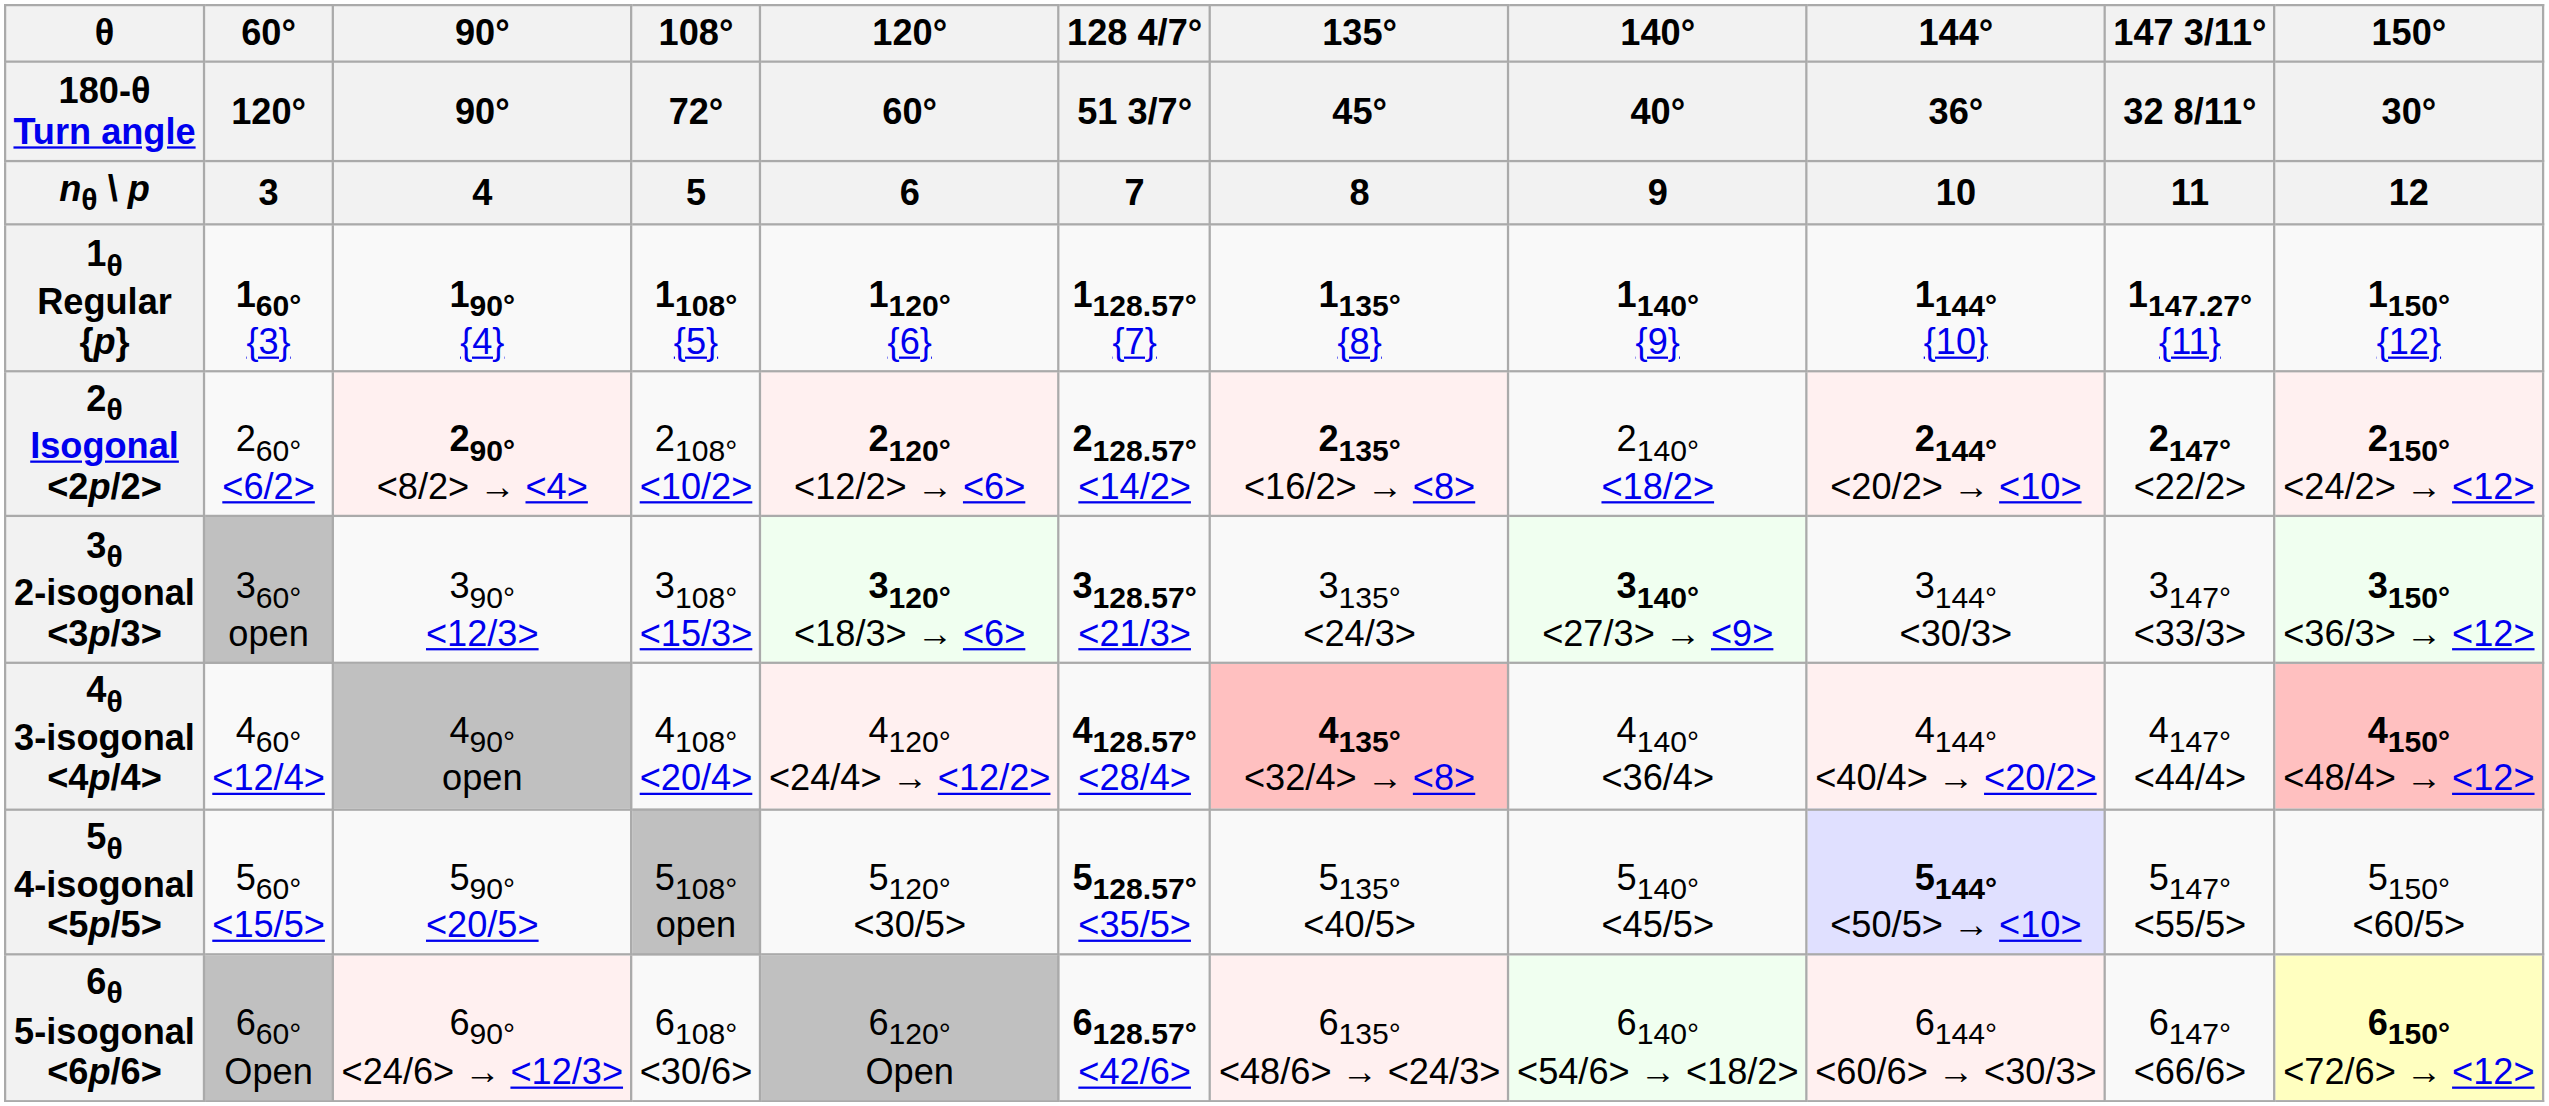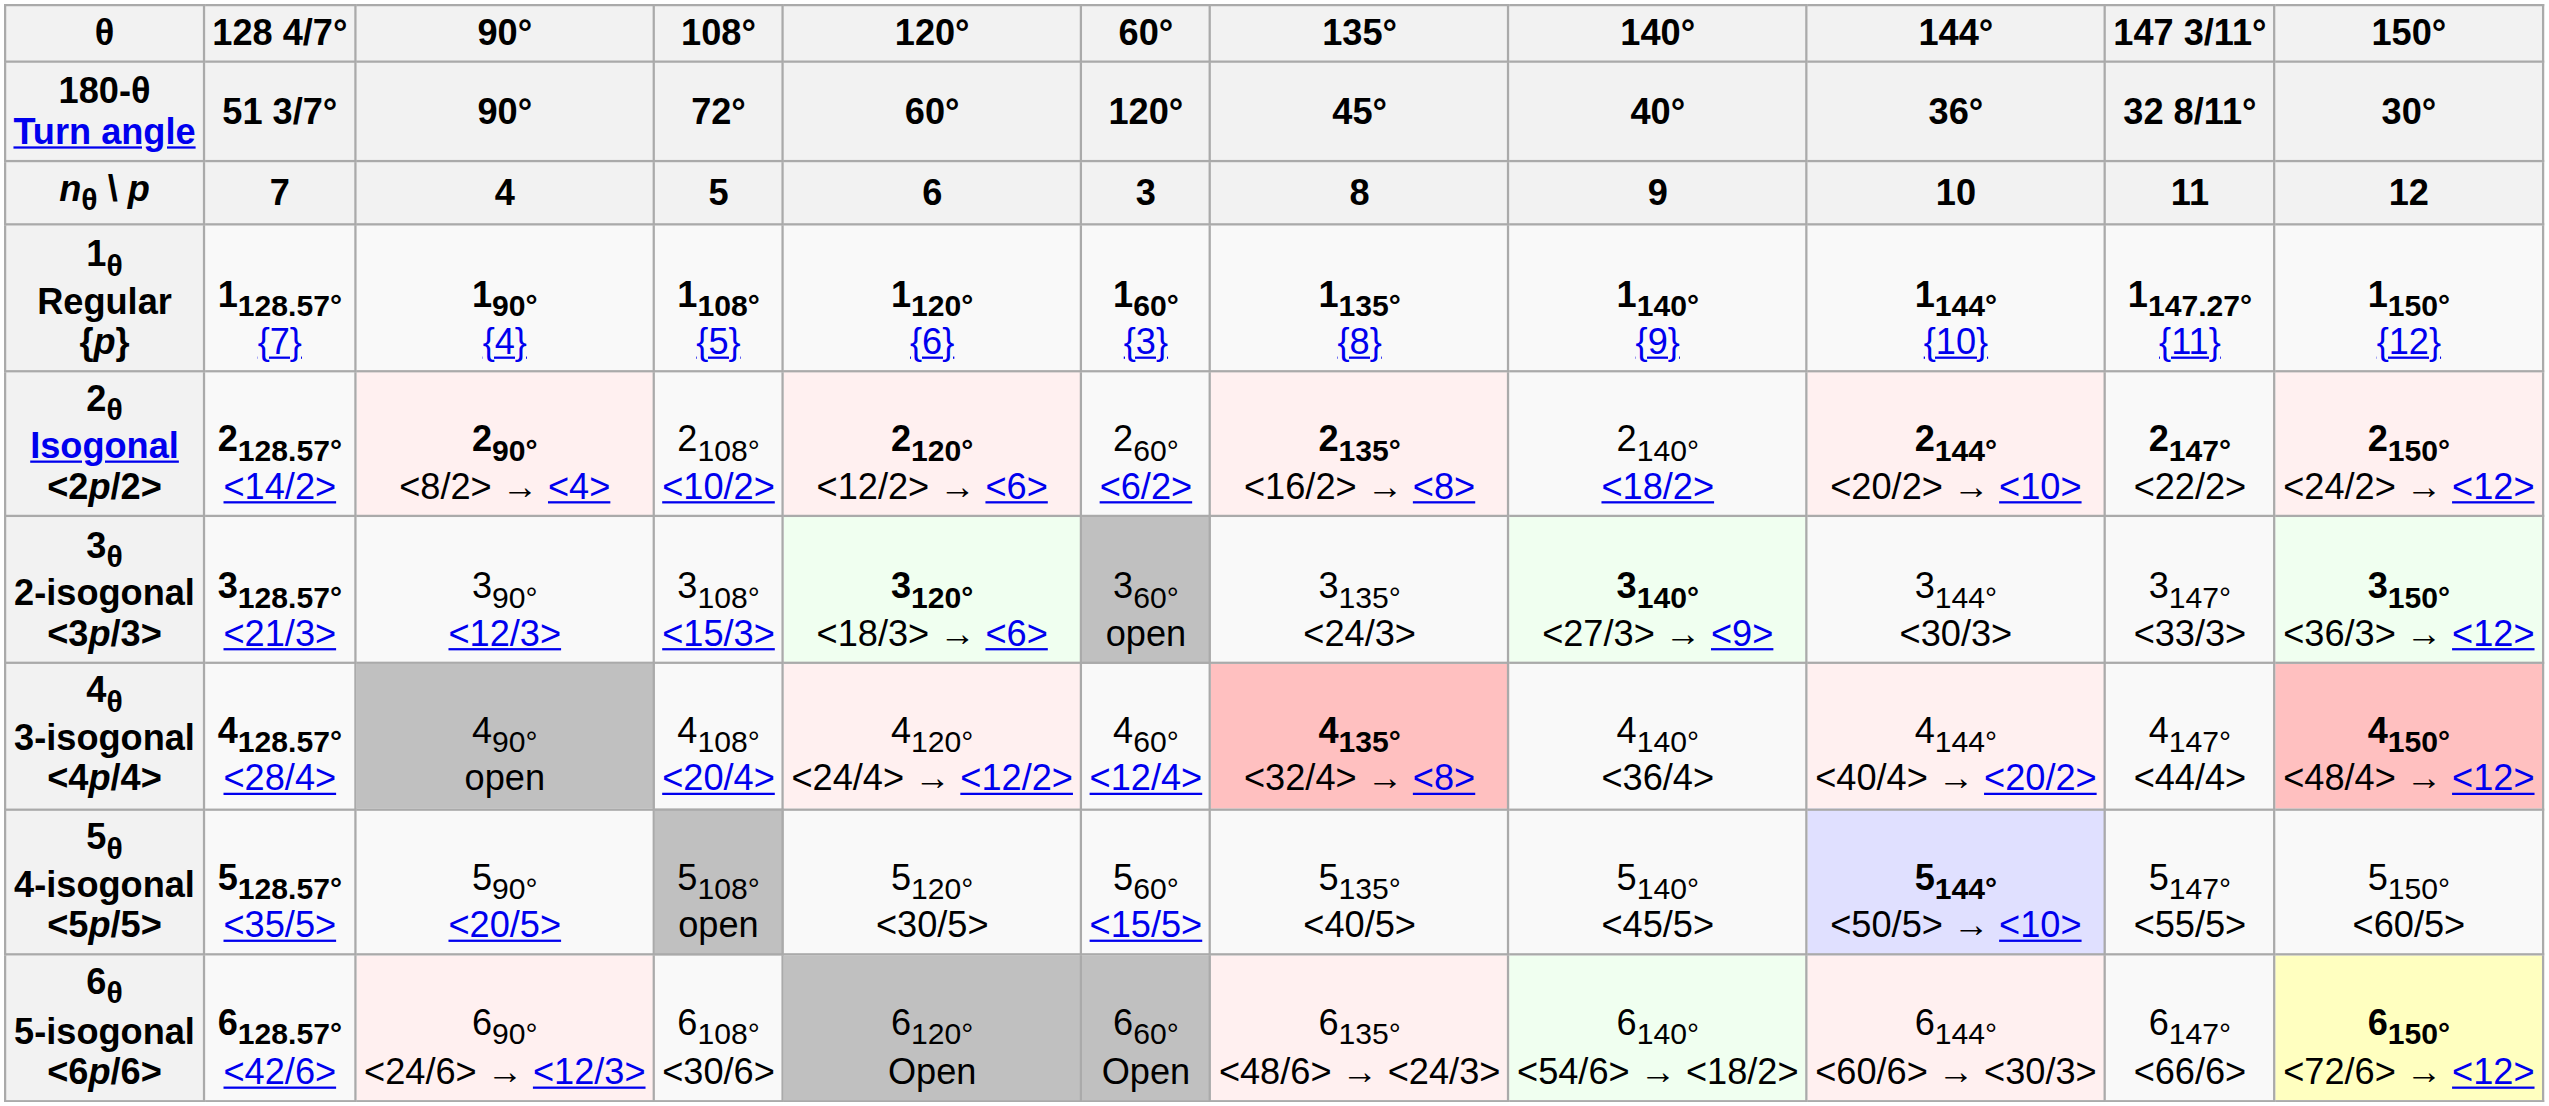columns swapped: (269, 192) <-> (1135, 192)
